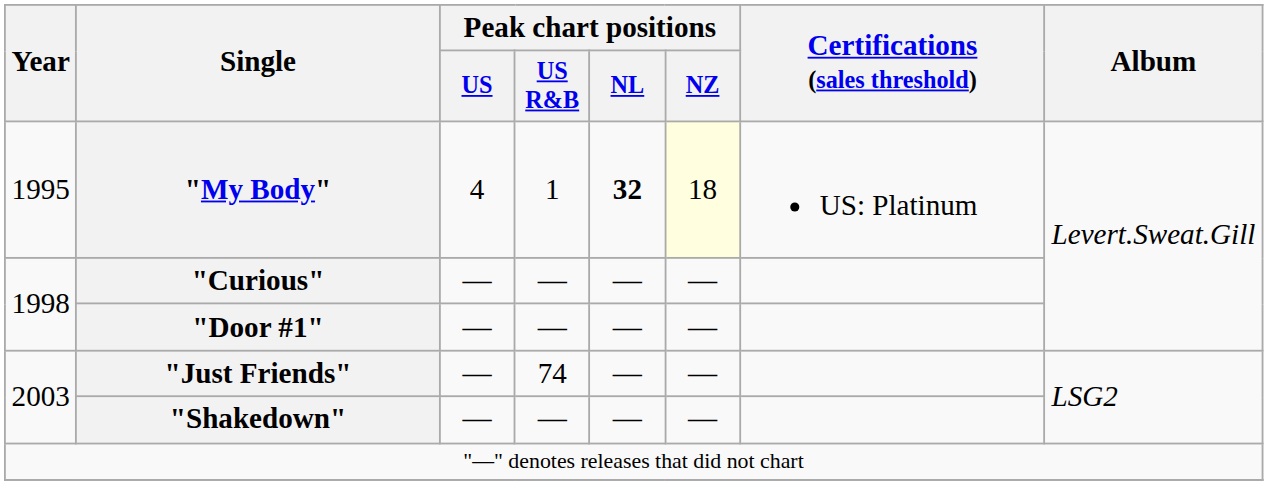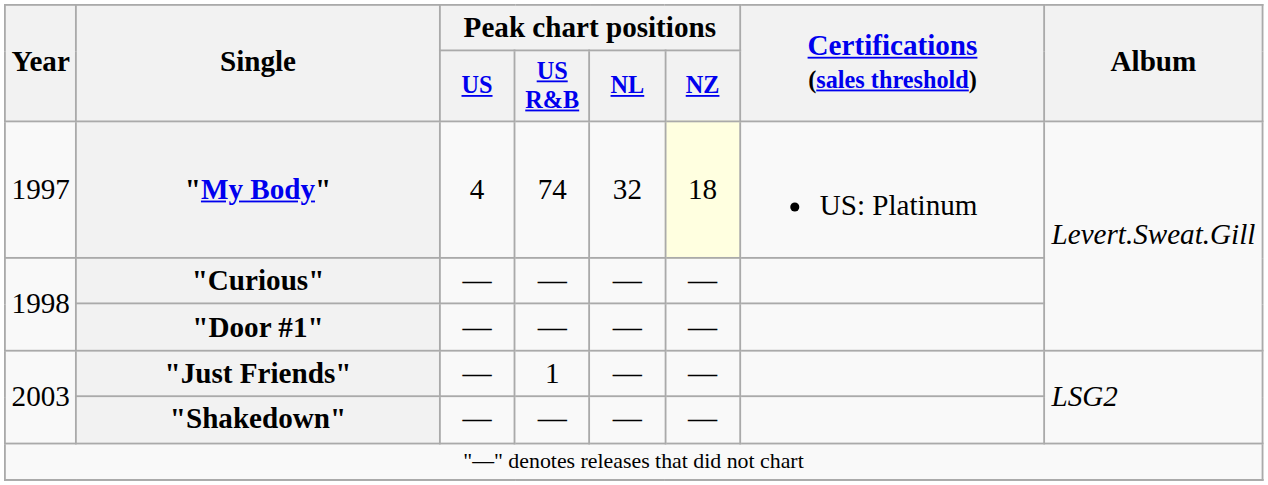(41, 189) 1995 -> (41, 189) 1997
(552, 189) 1 -> (552, 189) 74
(627, 189) bold -> (627, 189) normal
(552, 373) 74 -> (552, 373) 1
